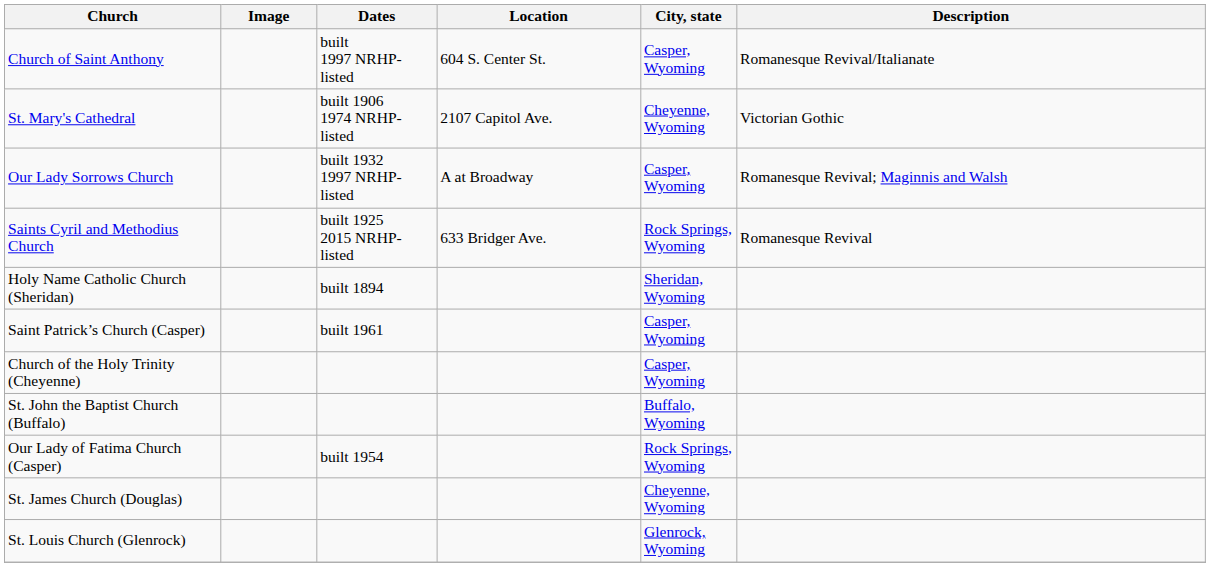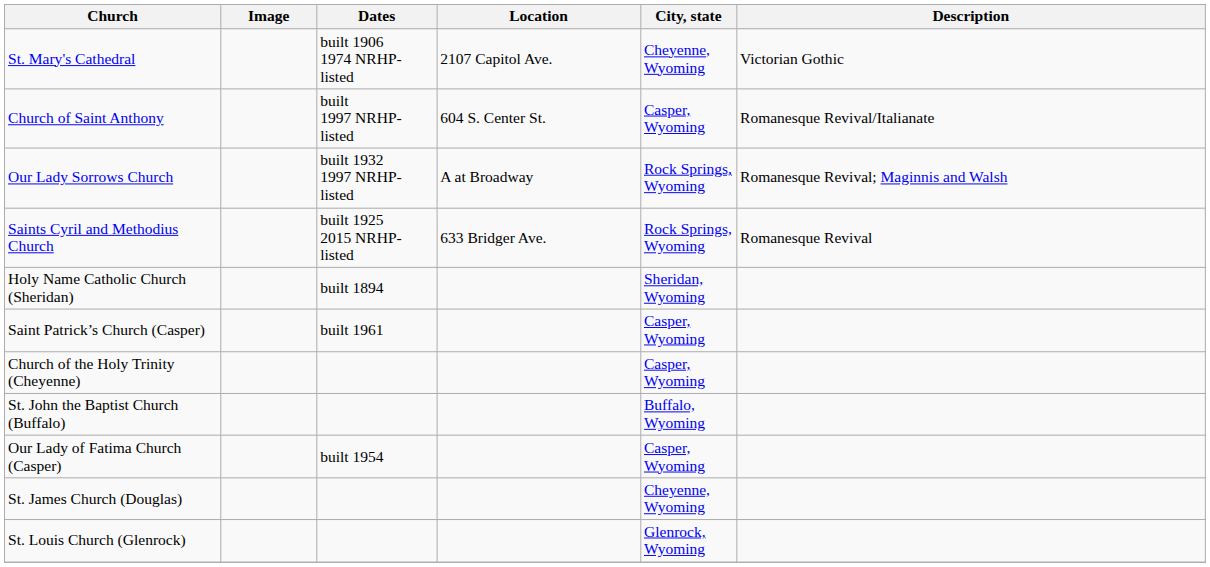rows swapped: (86, 58) <-> (72, 118)
(675, 177) Casper, Wyoming -> (688, 177) Rock Springs, Wyoming
(688, 456) Rock Springs, Wyoming -> (675, 456) Casper, Wyoming
